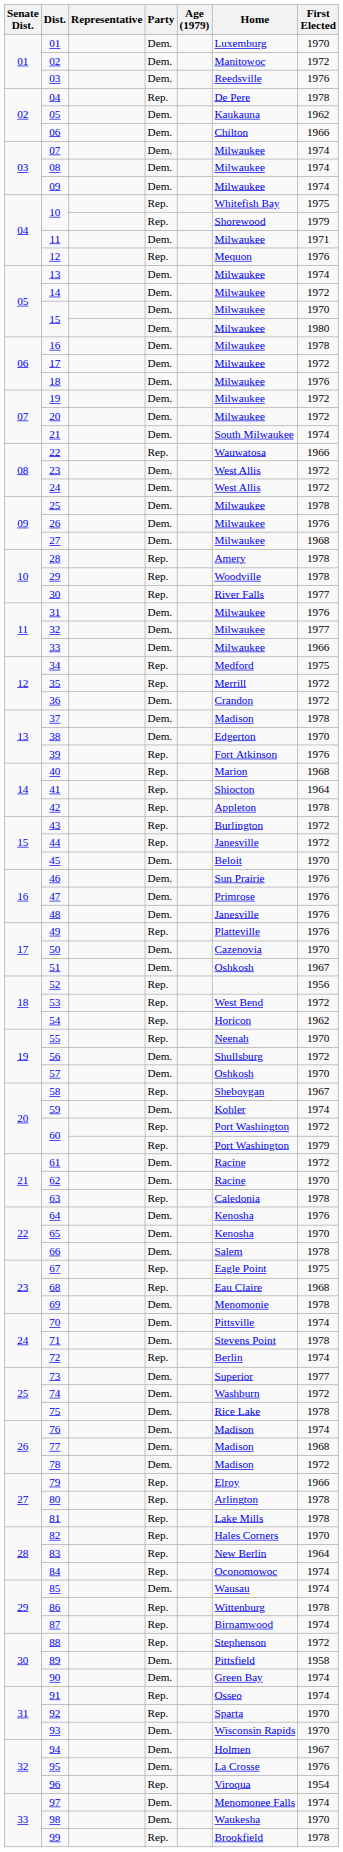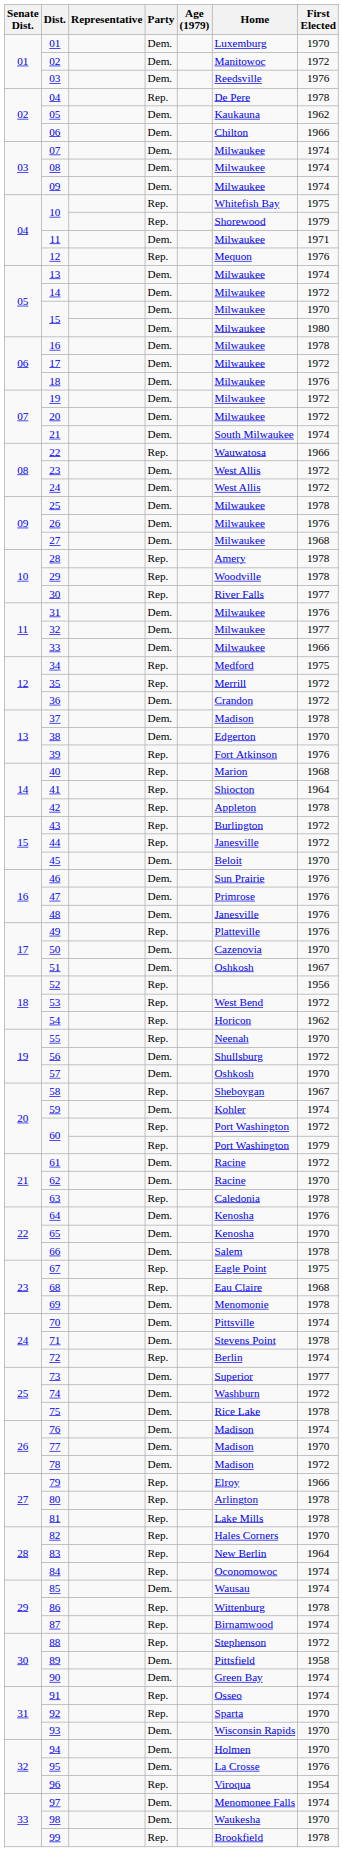(318, 1446) 1968 -> (318, 1446) 1970
(318, 1748) 1967 -> (318, 1748) 1970
